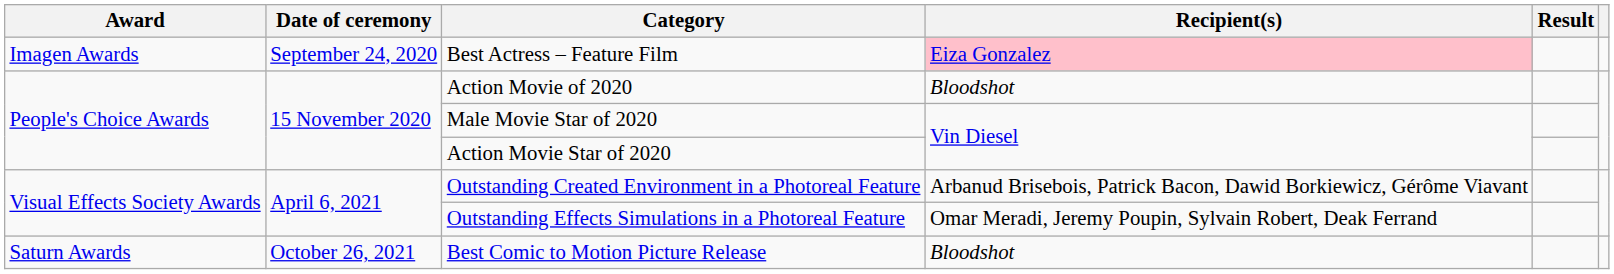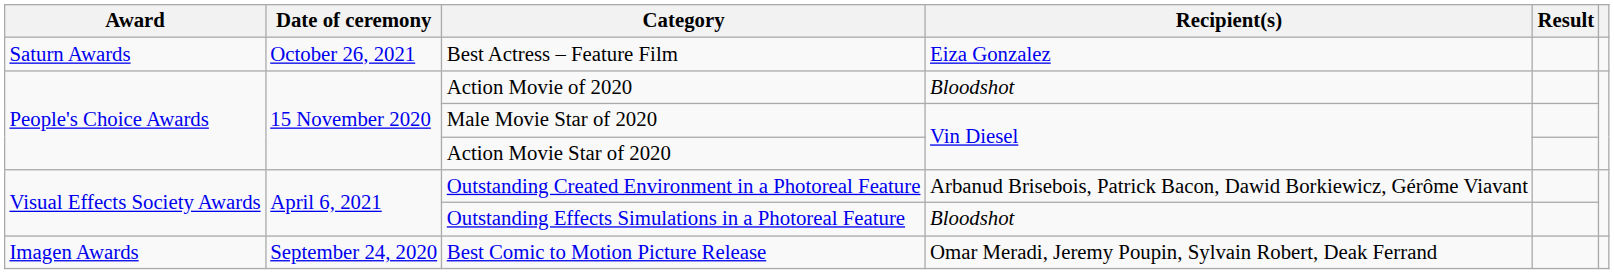(74, 53) Imagen Awards -> (70, 53) Saturn Awards
(354, 53) September 24, 2020 -> (343, 53) October 26, 2021
(990, 53) pink background -> (990, 53) no background
(1184, 218) Omar Meradi, Jeremy Poupin, Sylvain Robert, Deak Ferrand -> (972, 218) Bloodshot
(70, 251) Saturn Awards -> (74, 251) Imagen Awards
(343, 251) October 26, 2021 -> (354, 251) September 24, 2020
(972, 251) Bloodshot -> (1184, 251) Omar Meradi, Jeremy Poupin, Sylvain Robert, Deak Ferrand
